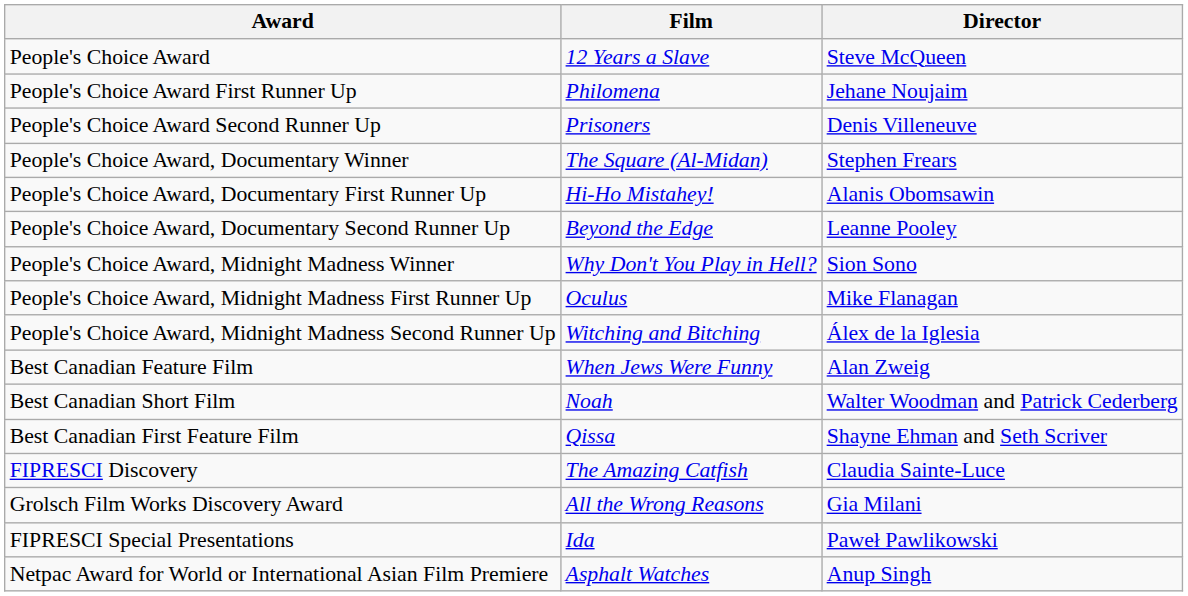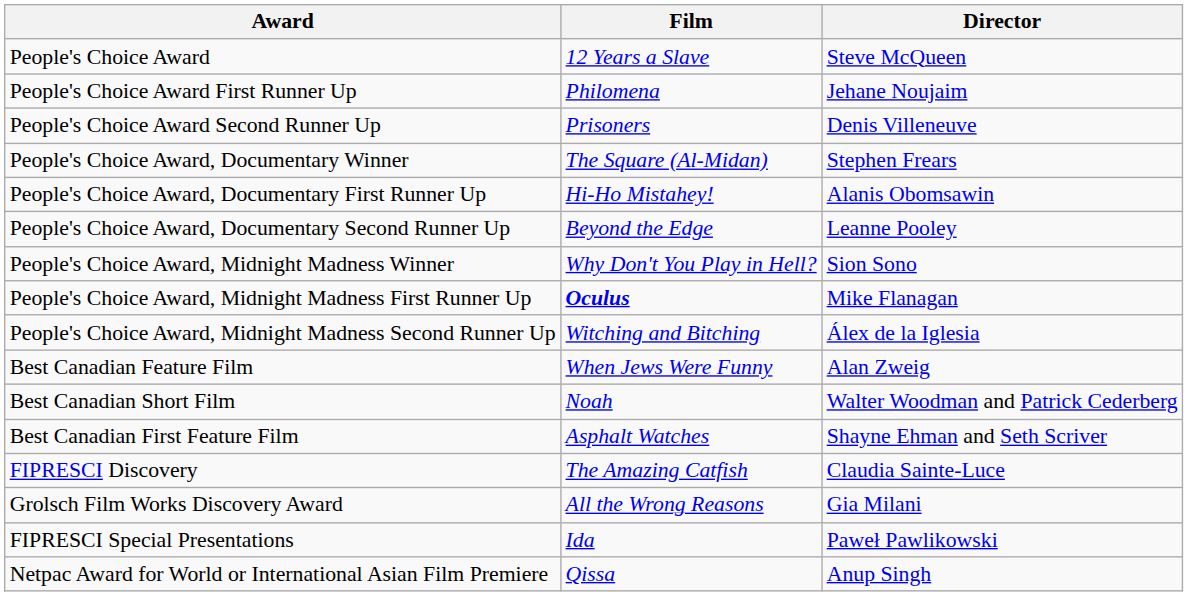(596, 297) normal -> (598, 297) bold
(590, 435) Qissa -> (637, 435) Asphalt Watches
(637, 573) Asphalt Watches -> (590, 573) Qissa
